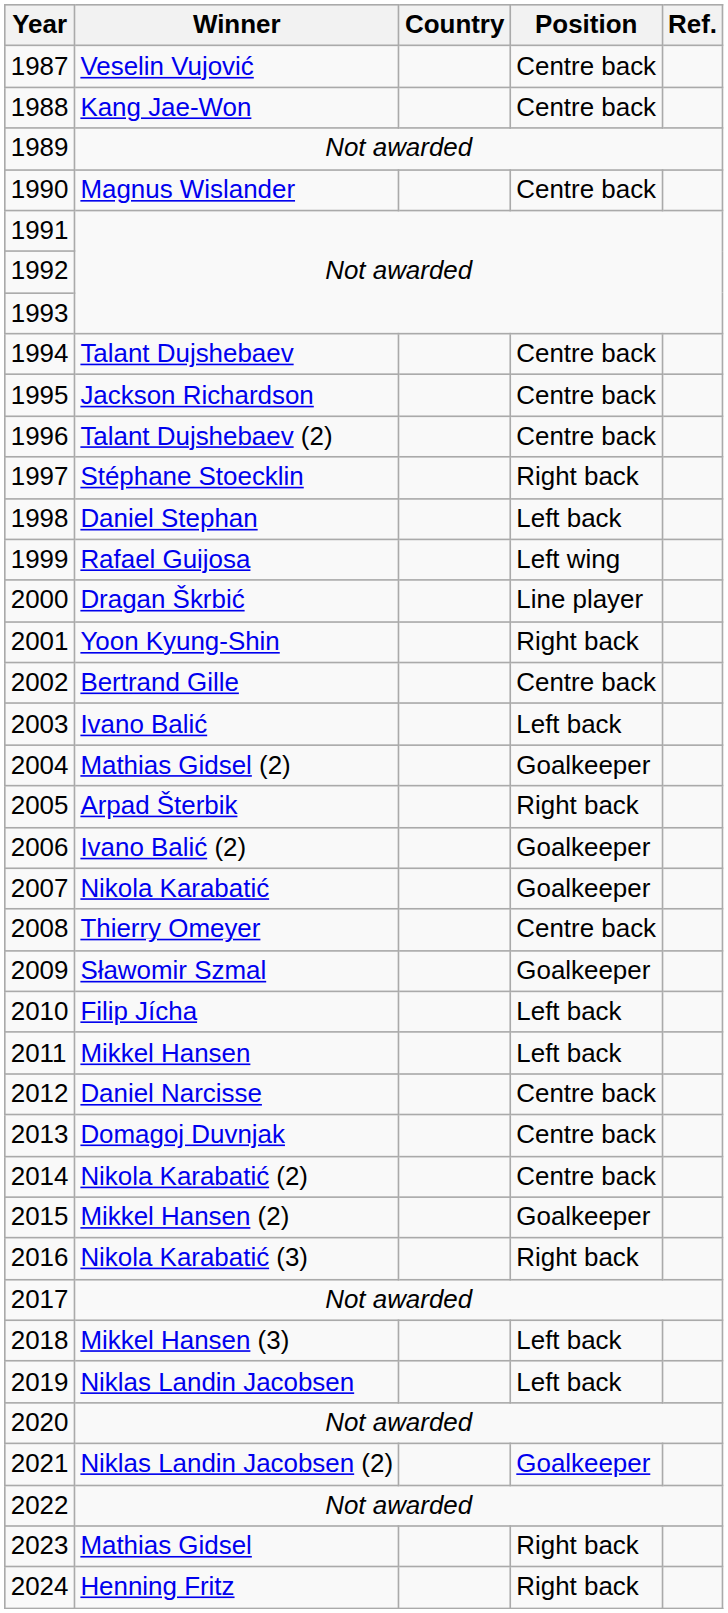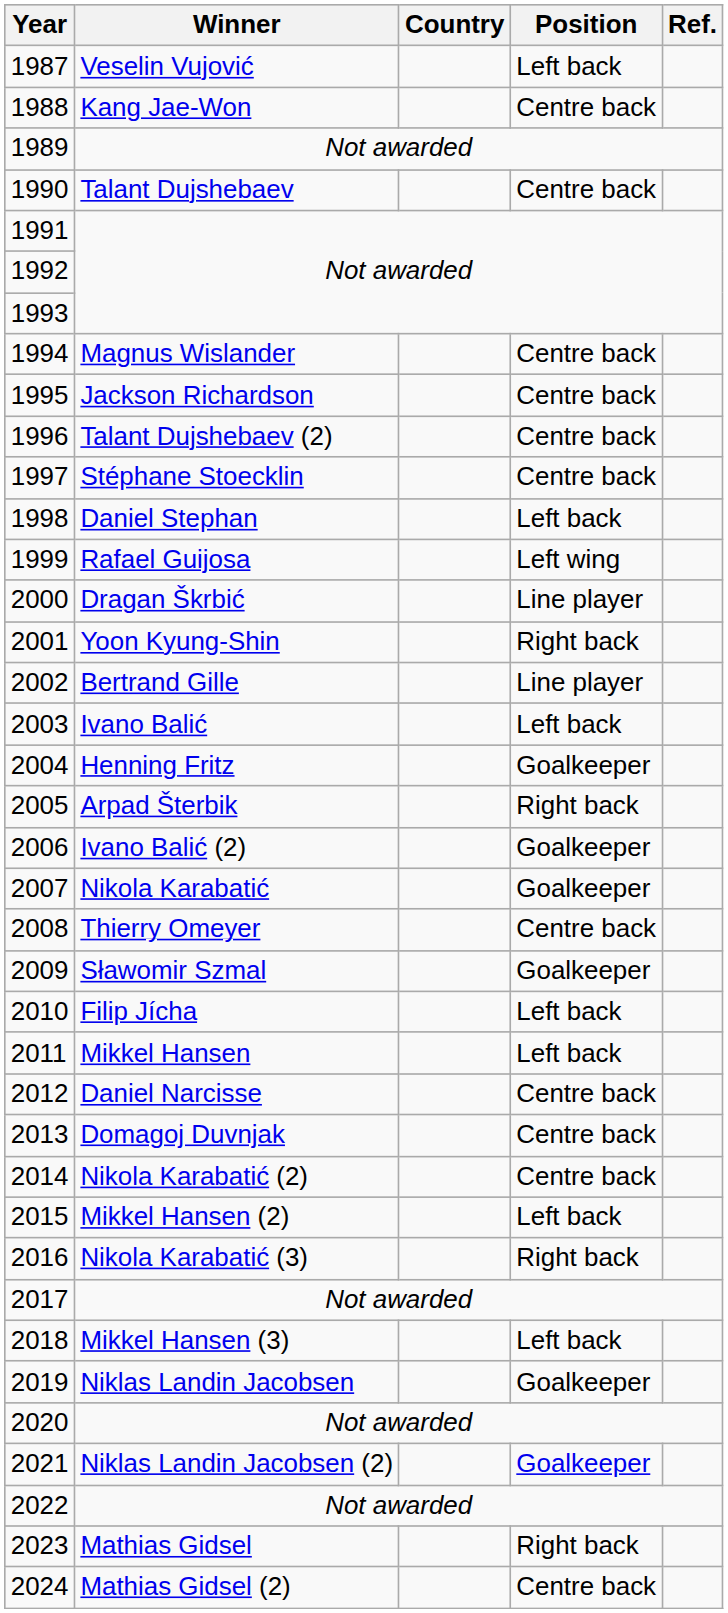(586, 66) Centre back -> (569, 66) Left back
(188, 189) Magnus Wislander -> (187, 189) Talant Dujshebaev
(187, 353) Talant Dujshebaev -> (188, 353) Magnus Wislander
(578, 477) Right back -> (586, 477) Centre back
(586, 682) Centre back -> (580, 682) Line player
(186, 764) Mathias Gidsel (2) -> (157, 764) Henning Fritz
(583, 1217) Goalkeeper -> (569, 1217) Left back
(569, 1381) Left back -> (583, 1381) Goalkeeper
(157, 1587) Henning Fritz -> (186, 1587) Mathias Gidsel (2)
(578, 1587) Right back -> (586, 1587) Centre back
